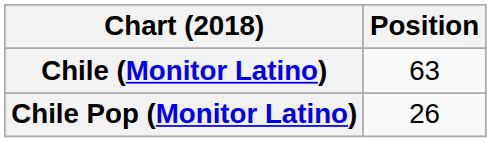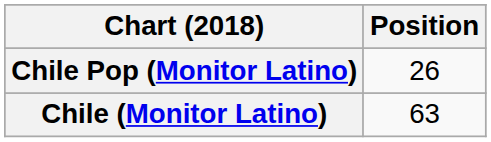rows swapped: (184, 70) <-> (184, 114)
